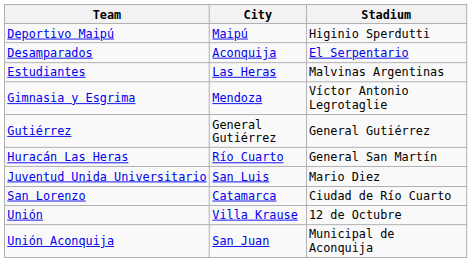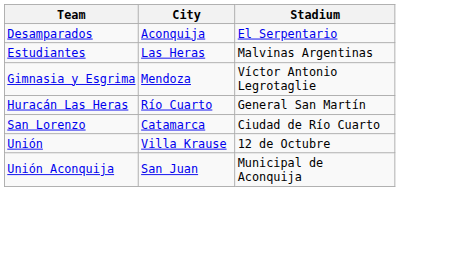- row: (61, 33)
- row: (39, 131)
- row: (107, 176)
